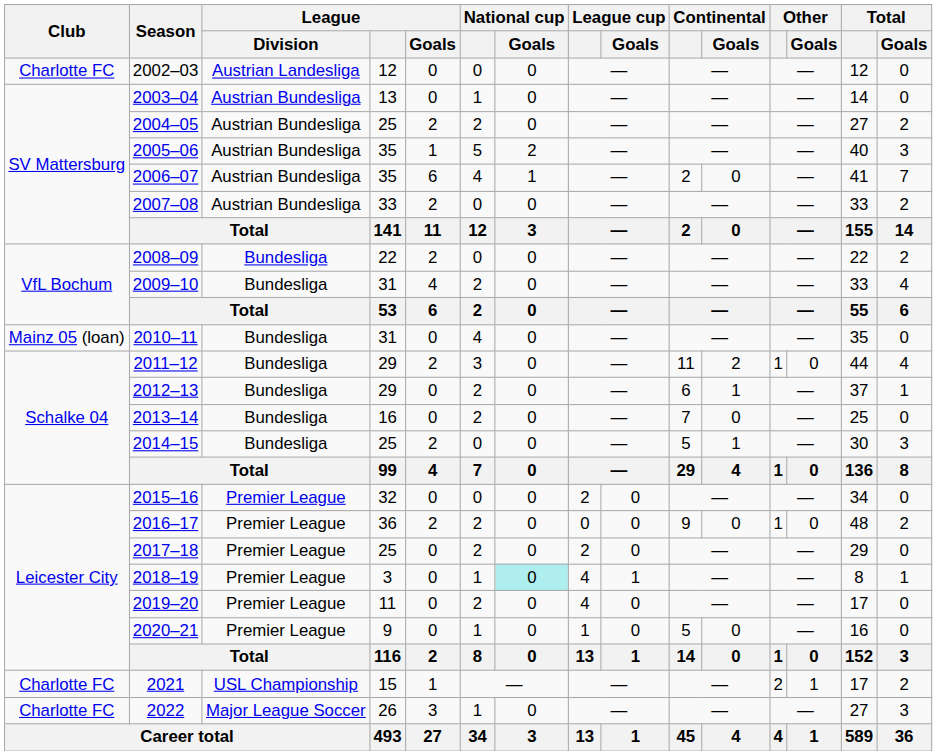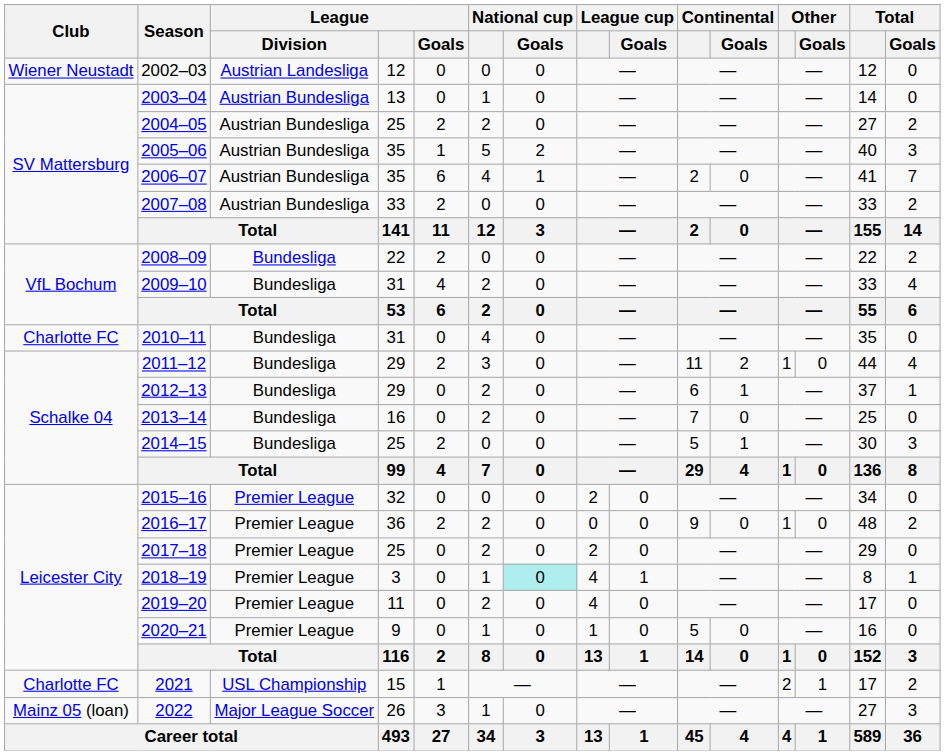(67, 71) Charlotte FC -> (71, 71) Wiener Neustadt
(67, 337) Mainz 05 (loan) -> (71, 337) Charlotte FC
(67, 710) Charlotte FC -> (71, 710) Mainz 05 (loan)
